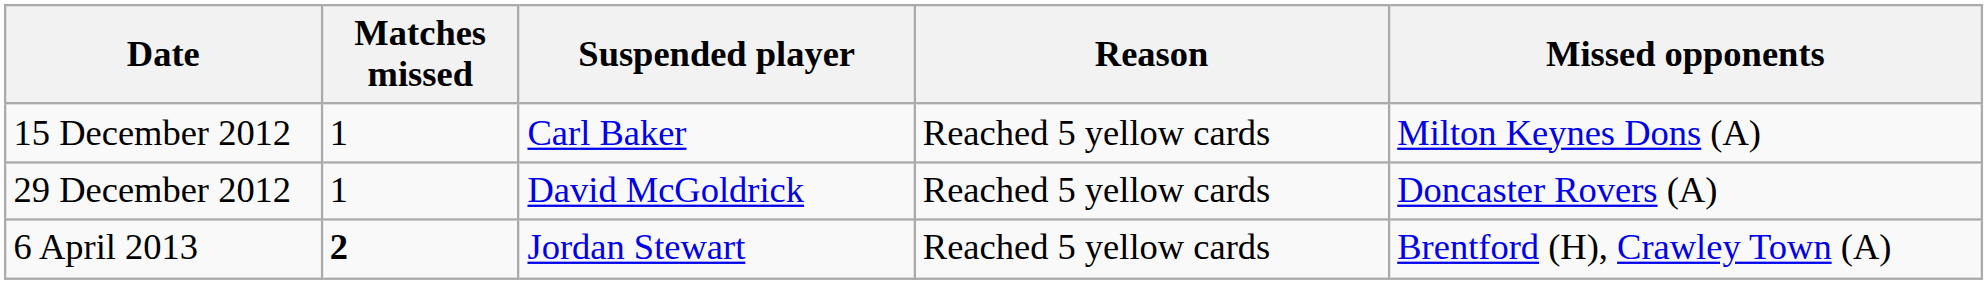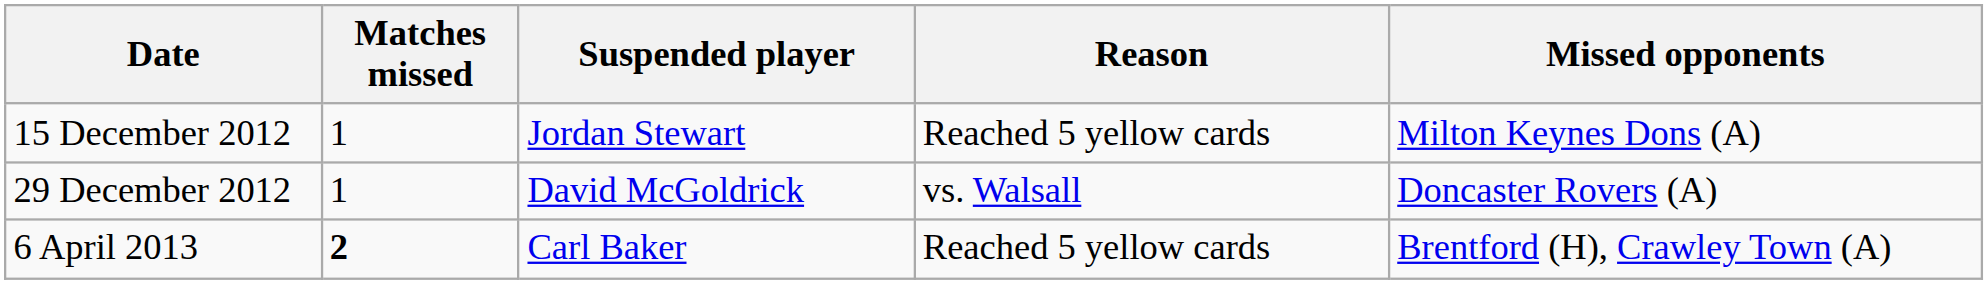(607, 132) Carl Baker -> (636, 132) Jordan Stewart
(1097, 190) Reached 5 yellow cards -> (1002, 190) vs. Walsall
(636, 248) Jordan Stewart -> (607, 248) Carl Baker
